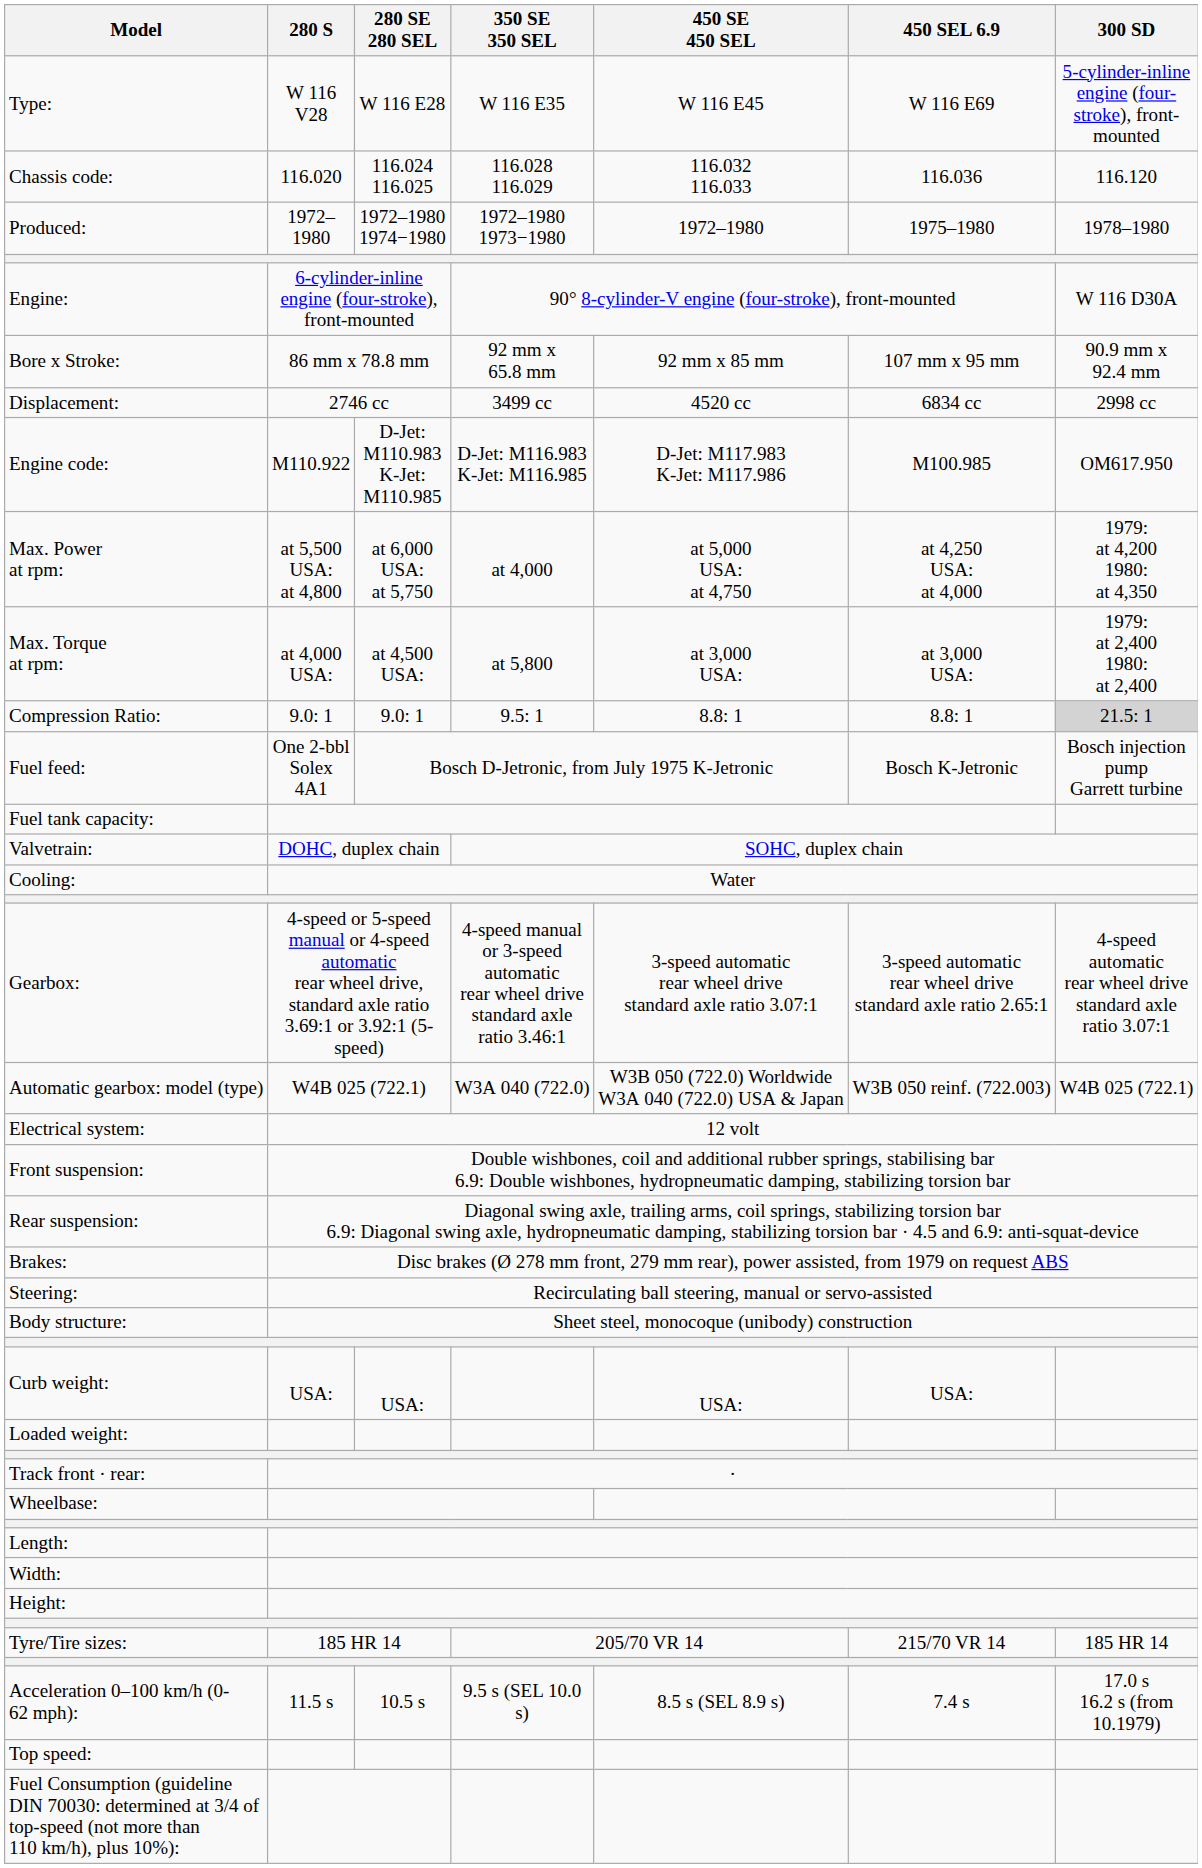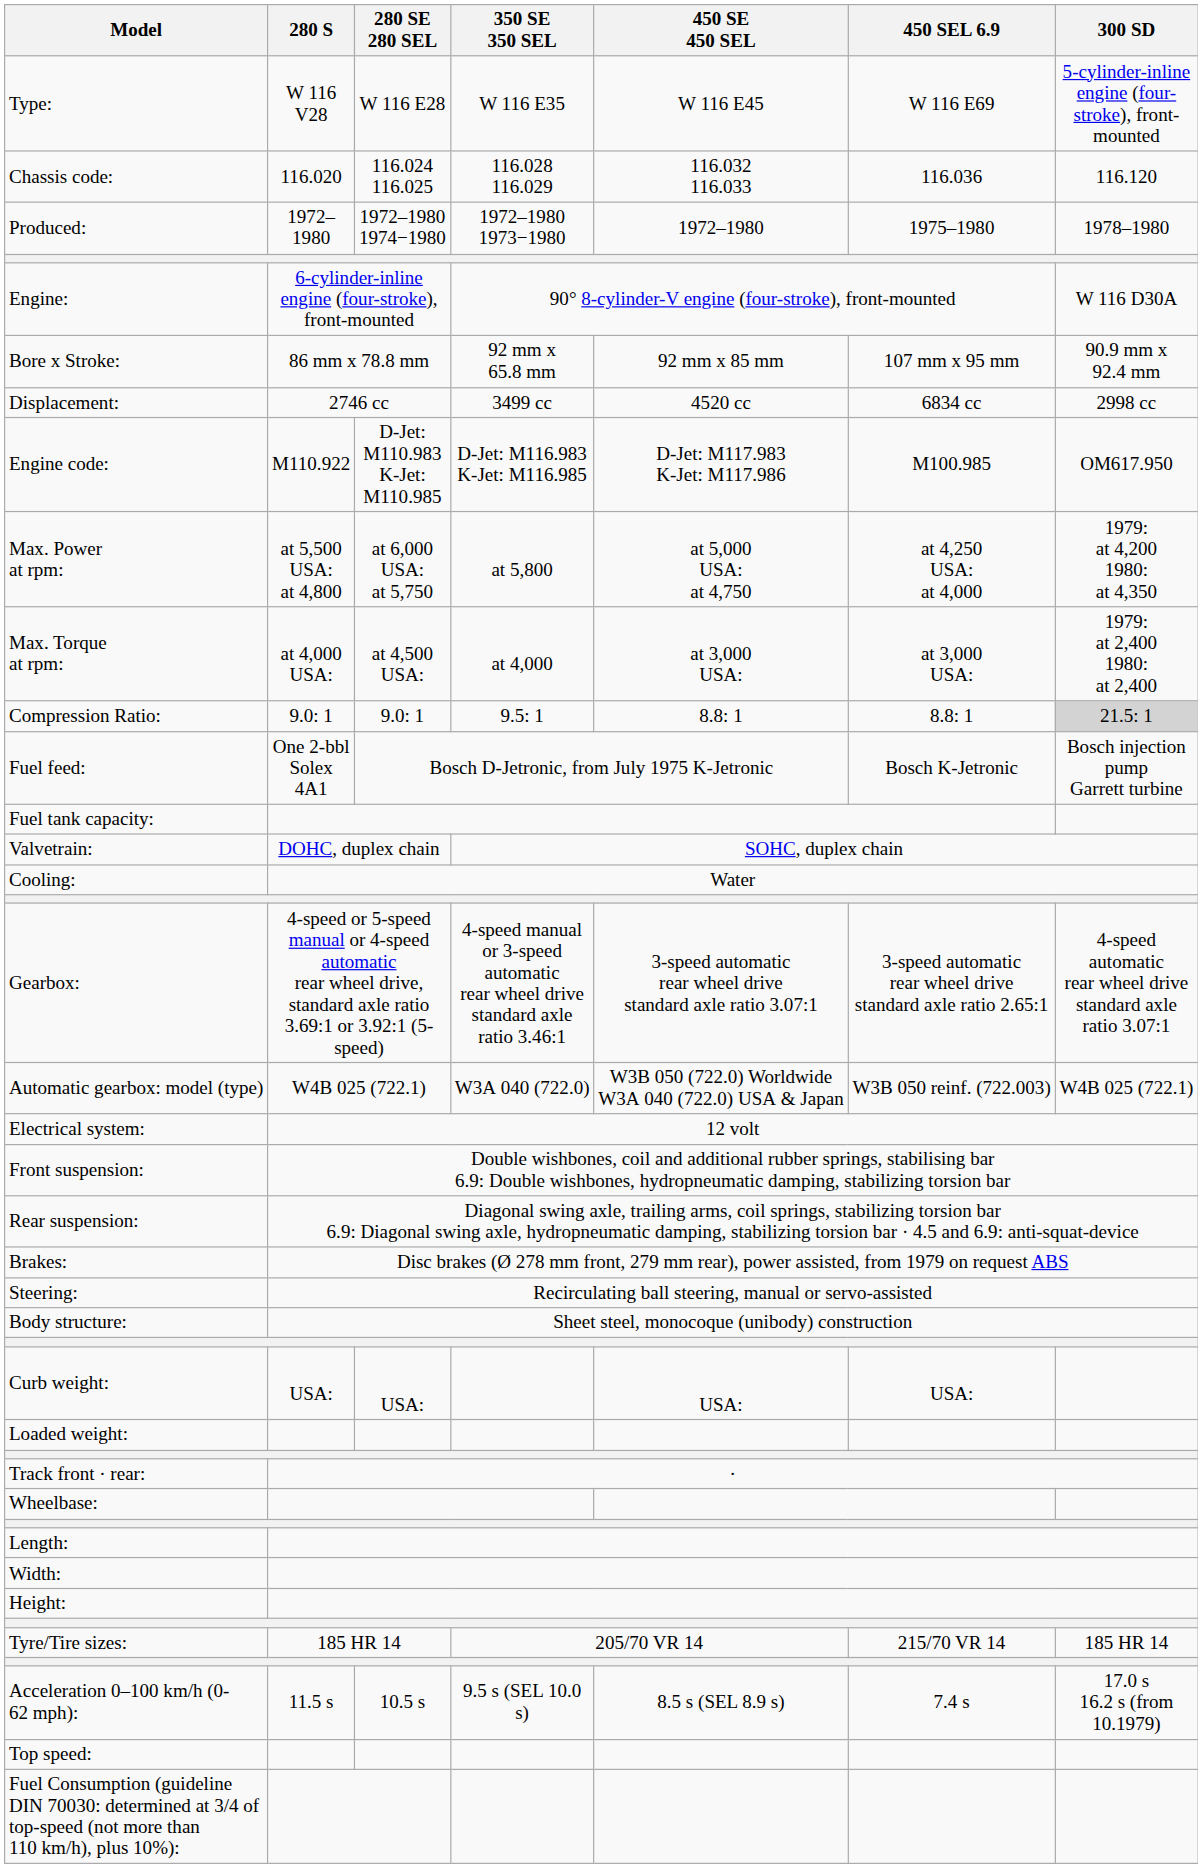(522, 569) at 4,000 -> (522, 569) at 5,800
(522, 664) at 5,800 -> (522, 664) at 4,000
